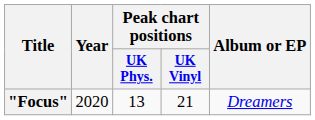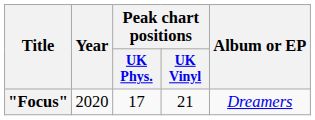(136, 101) 13 -> (136, 101) 17
